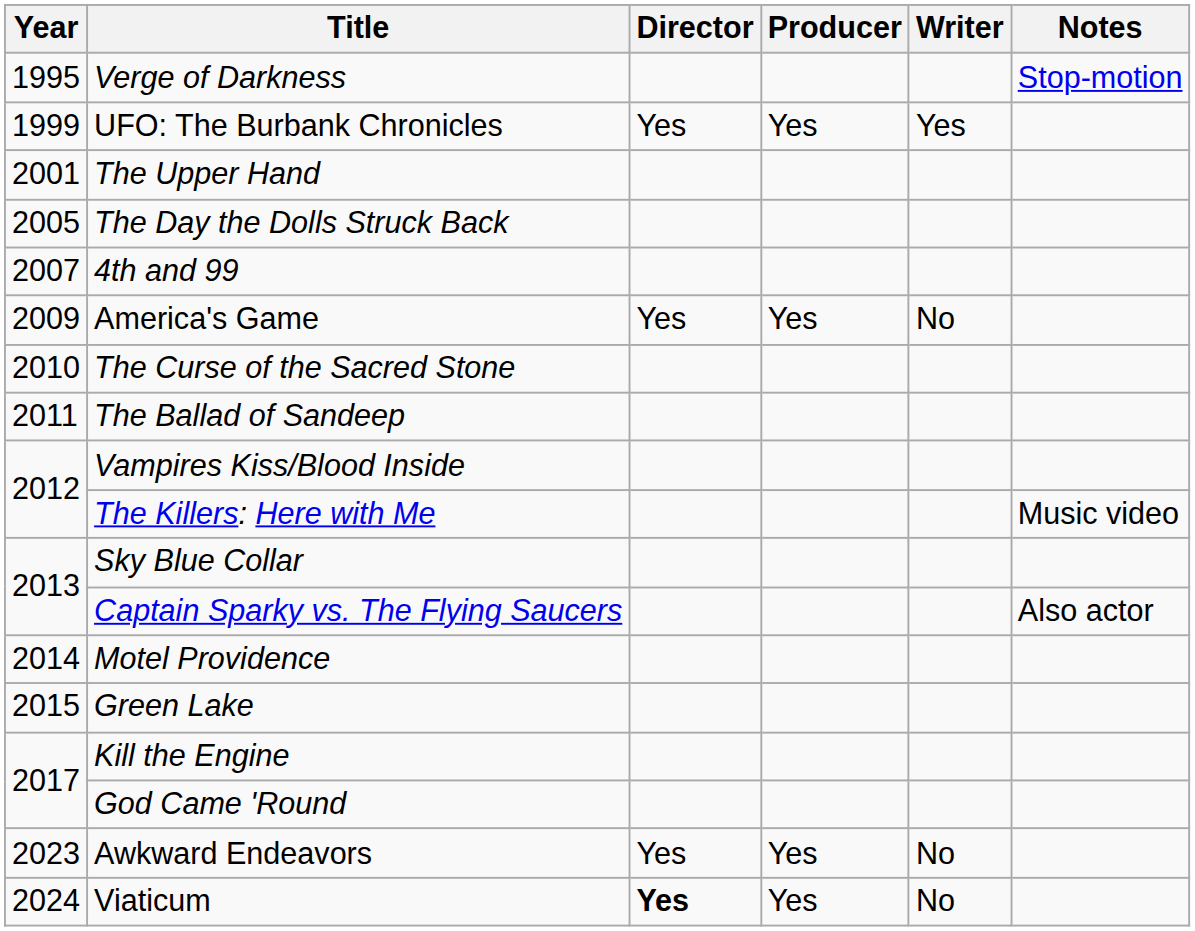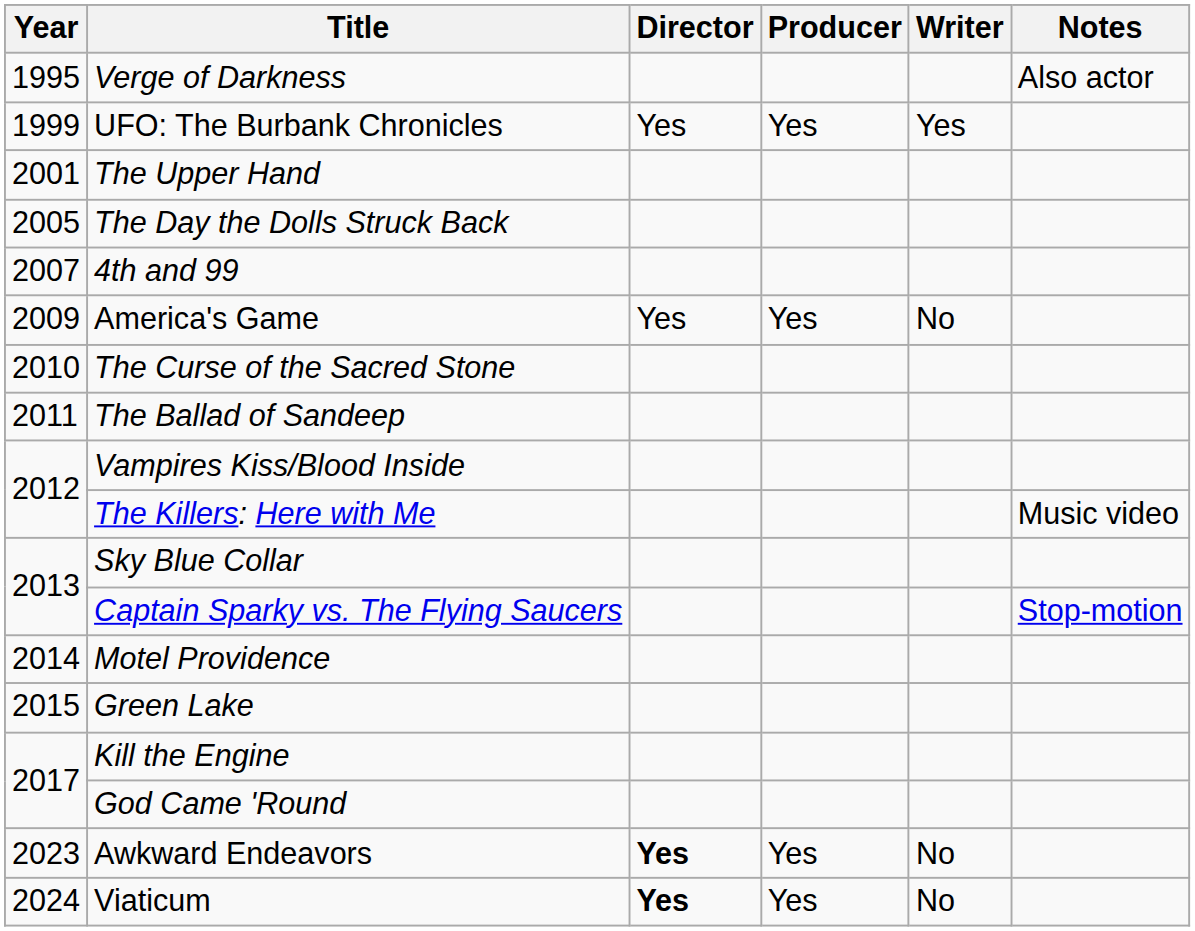(1100, 77) Stop-motion -> (1086, 77) Also actor
(1086, 610) Also actor -> (1100, 610) Stop-motion
(661, 852) normal -> (663, 852) bold
